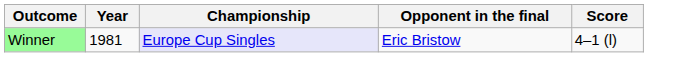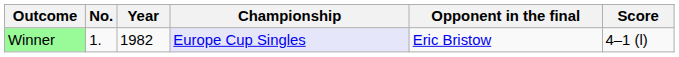+ column: (101, 16)
(106, 39) 1981 -> (137, 39) 1982
